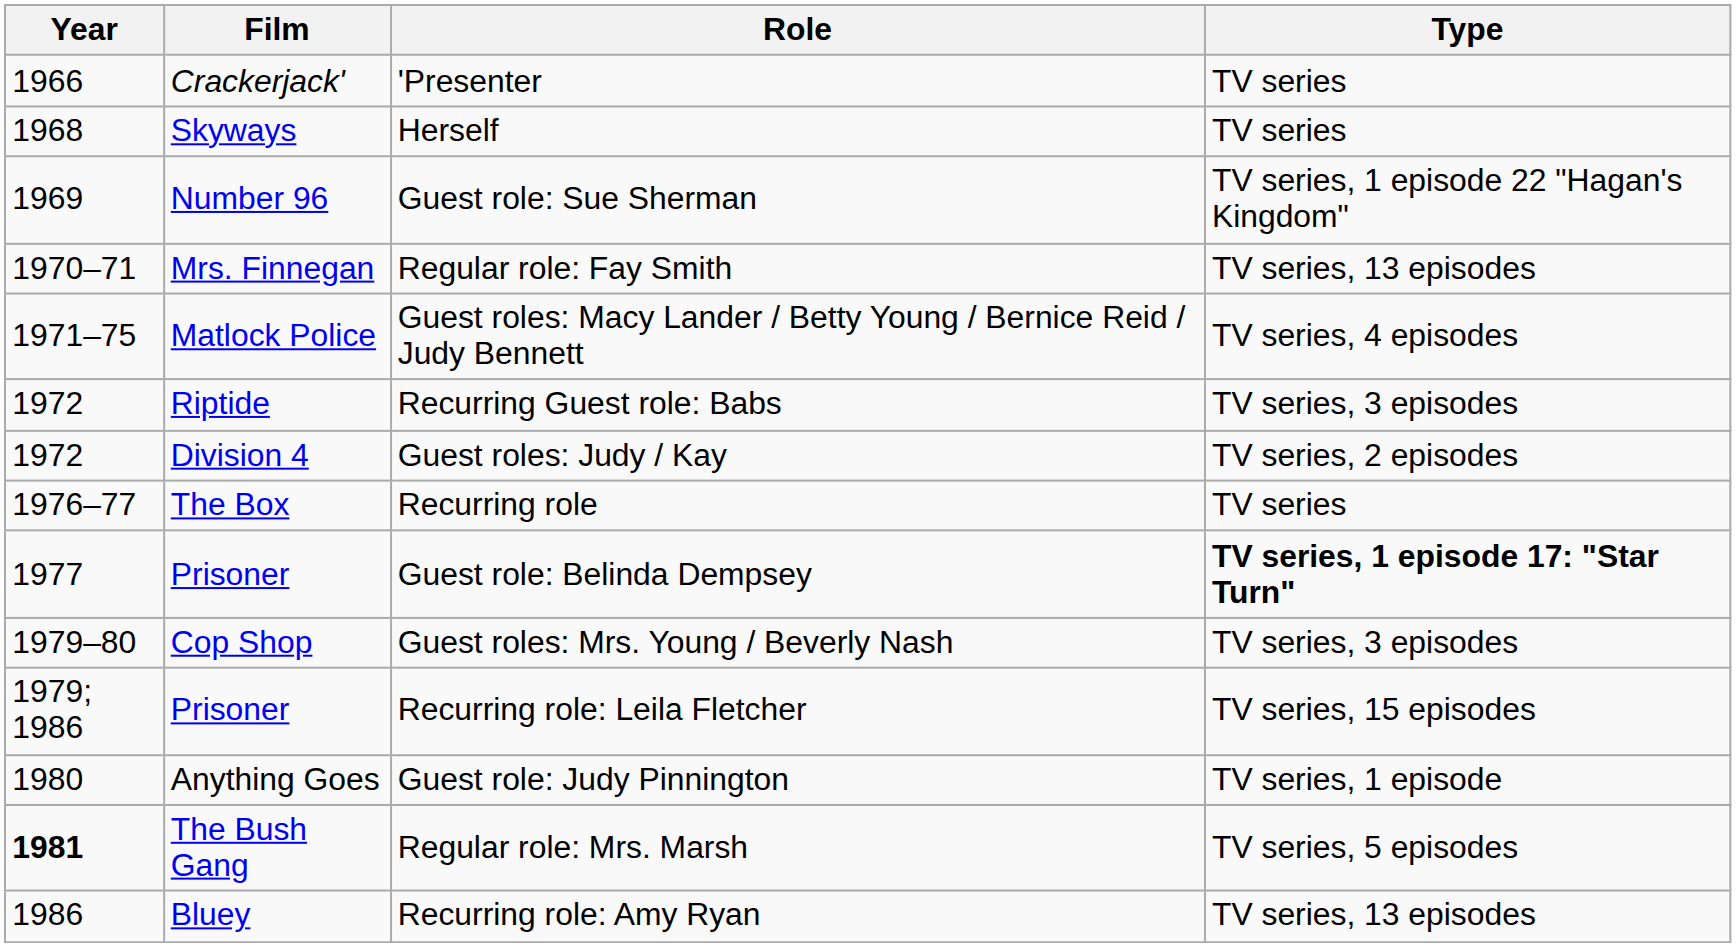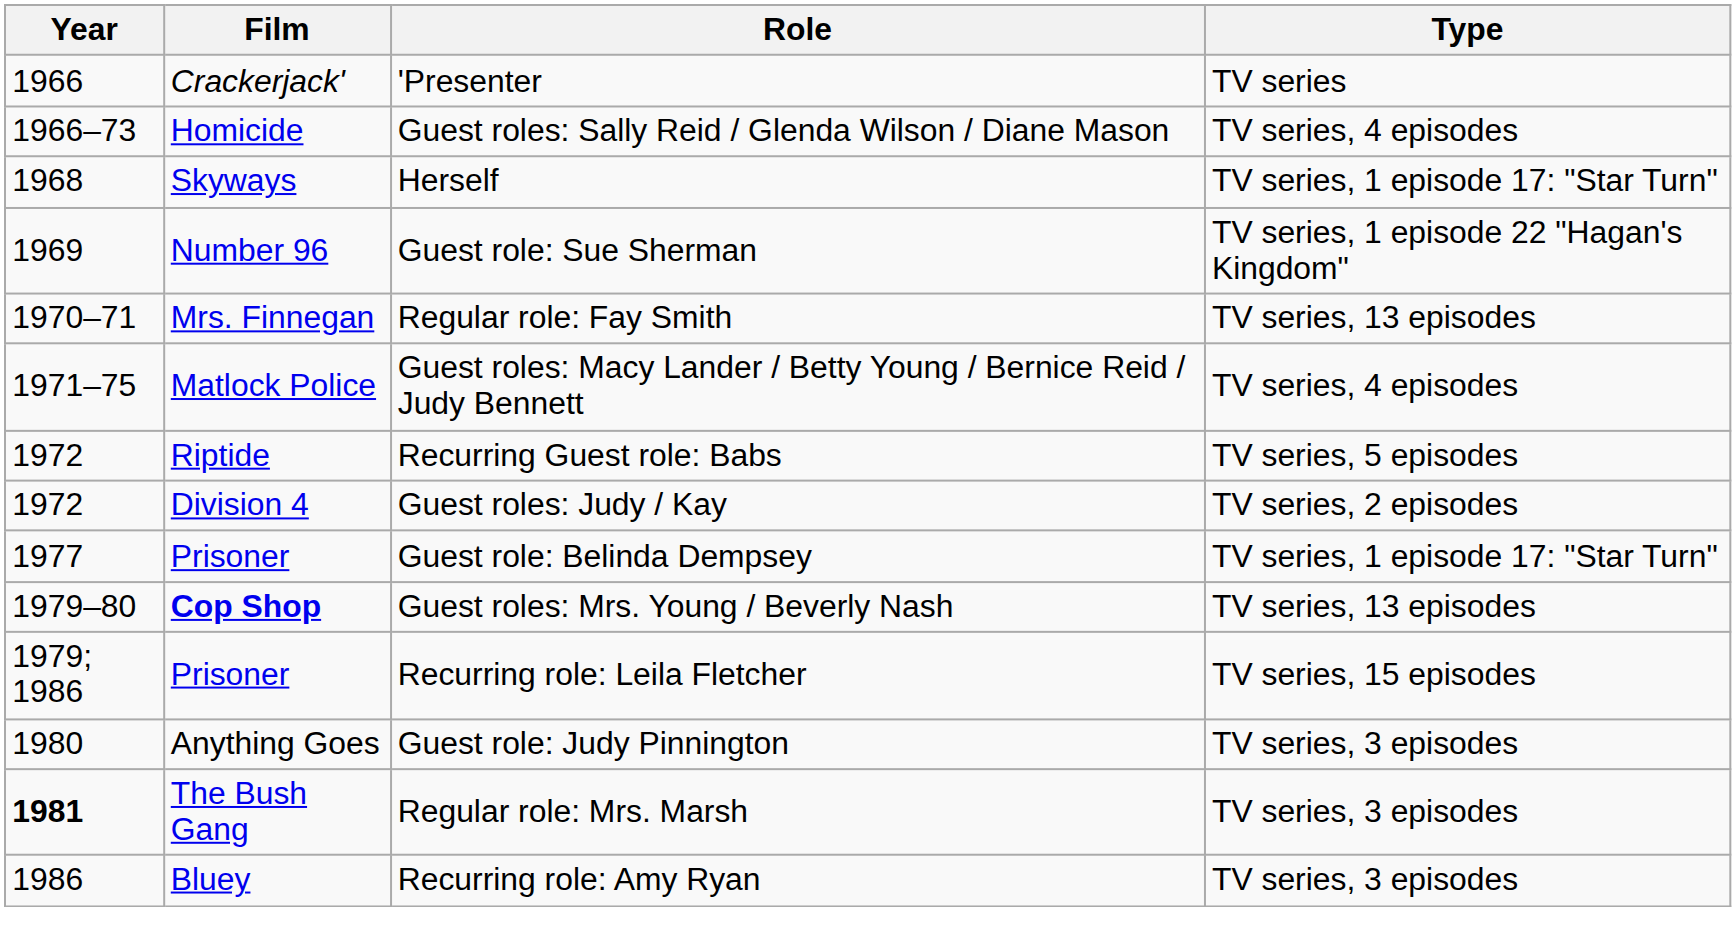+ row: (784, 130)
(1279, 130) TV series -> (1465, 181) TV series, 1 episode 17: "Star Turn"
(1365, 404) TV series, 3 episodes -> (1365, 454) TV series, 5 episodes
- row: (498, 505)
(1435, 573) bold -> (1465, 555) normal
(242, 642) normal -> (246, 606) bold
(1365, 642) TV series, 3 episodes -> (1374, 606) TV series, 13 episodes
(1357, 778) TV series, 1 episode -> (1365, 743) TV series, 3 episodes
(1365, 847) TV series, 5 episodes -> (1365, 811) TV series, 3 episodes
(1374, 915) TV series, 13 episodes -> (1365, 879) TV series, 3 episodes
